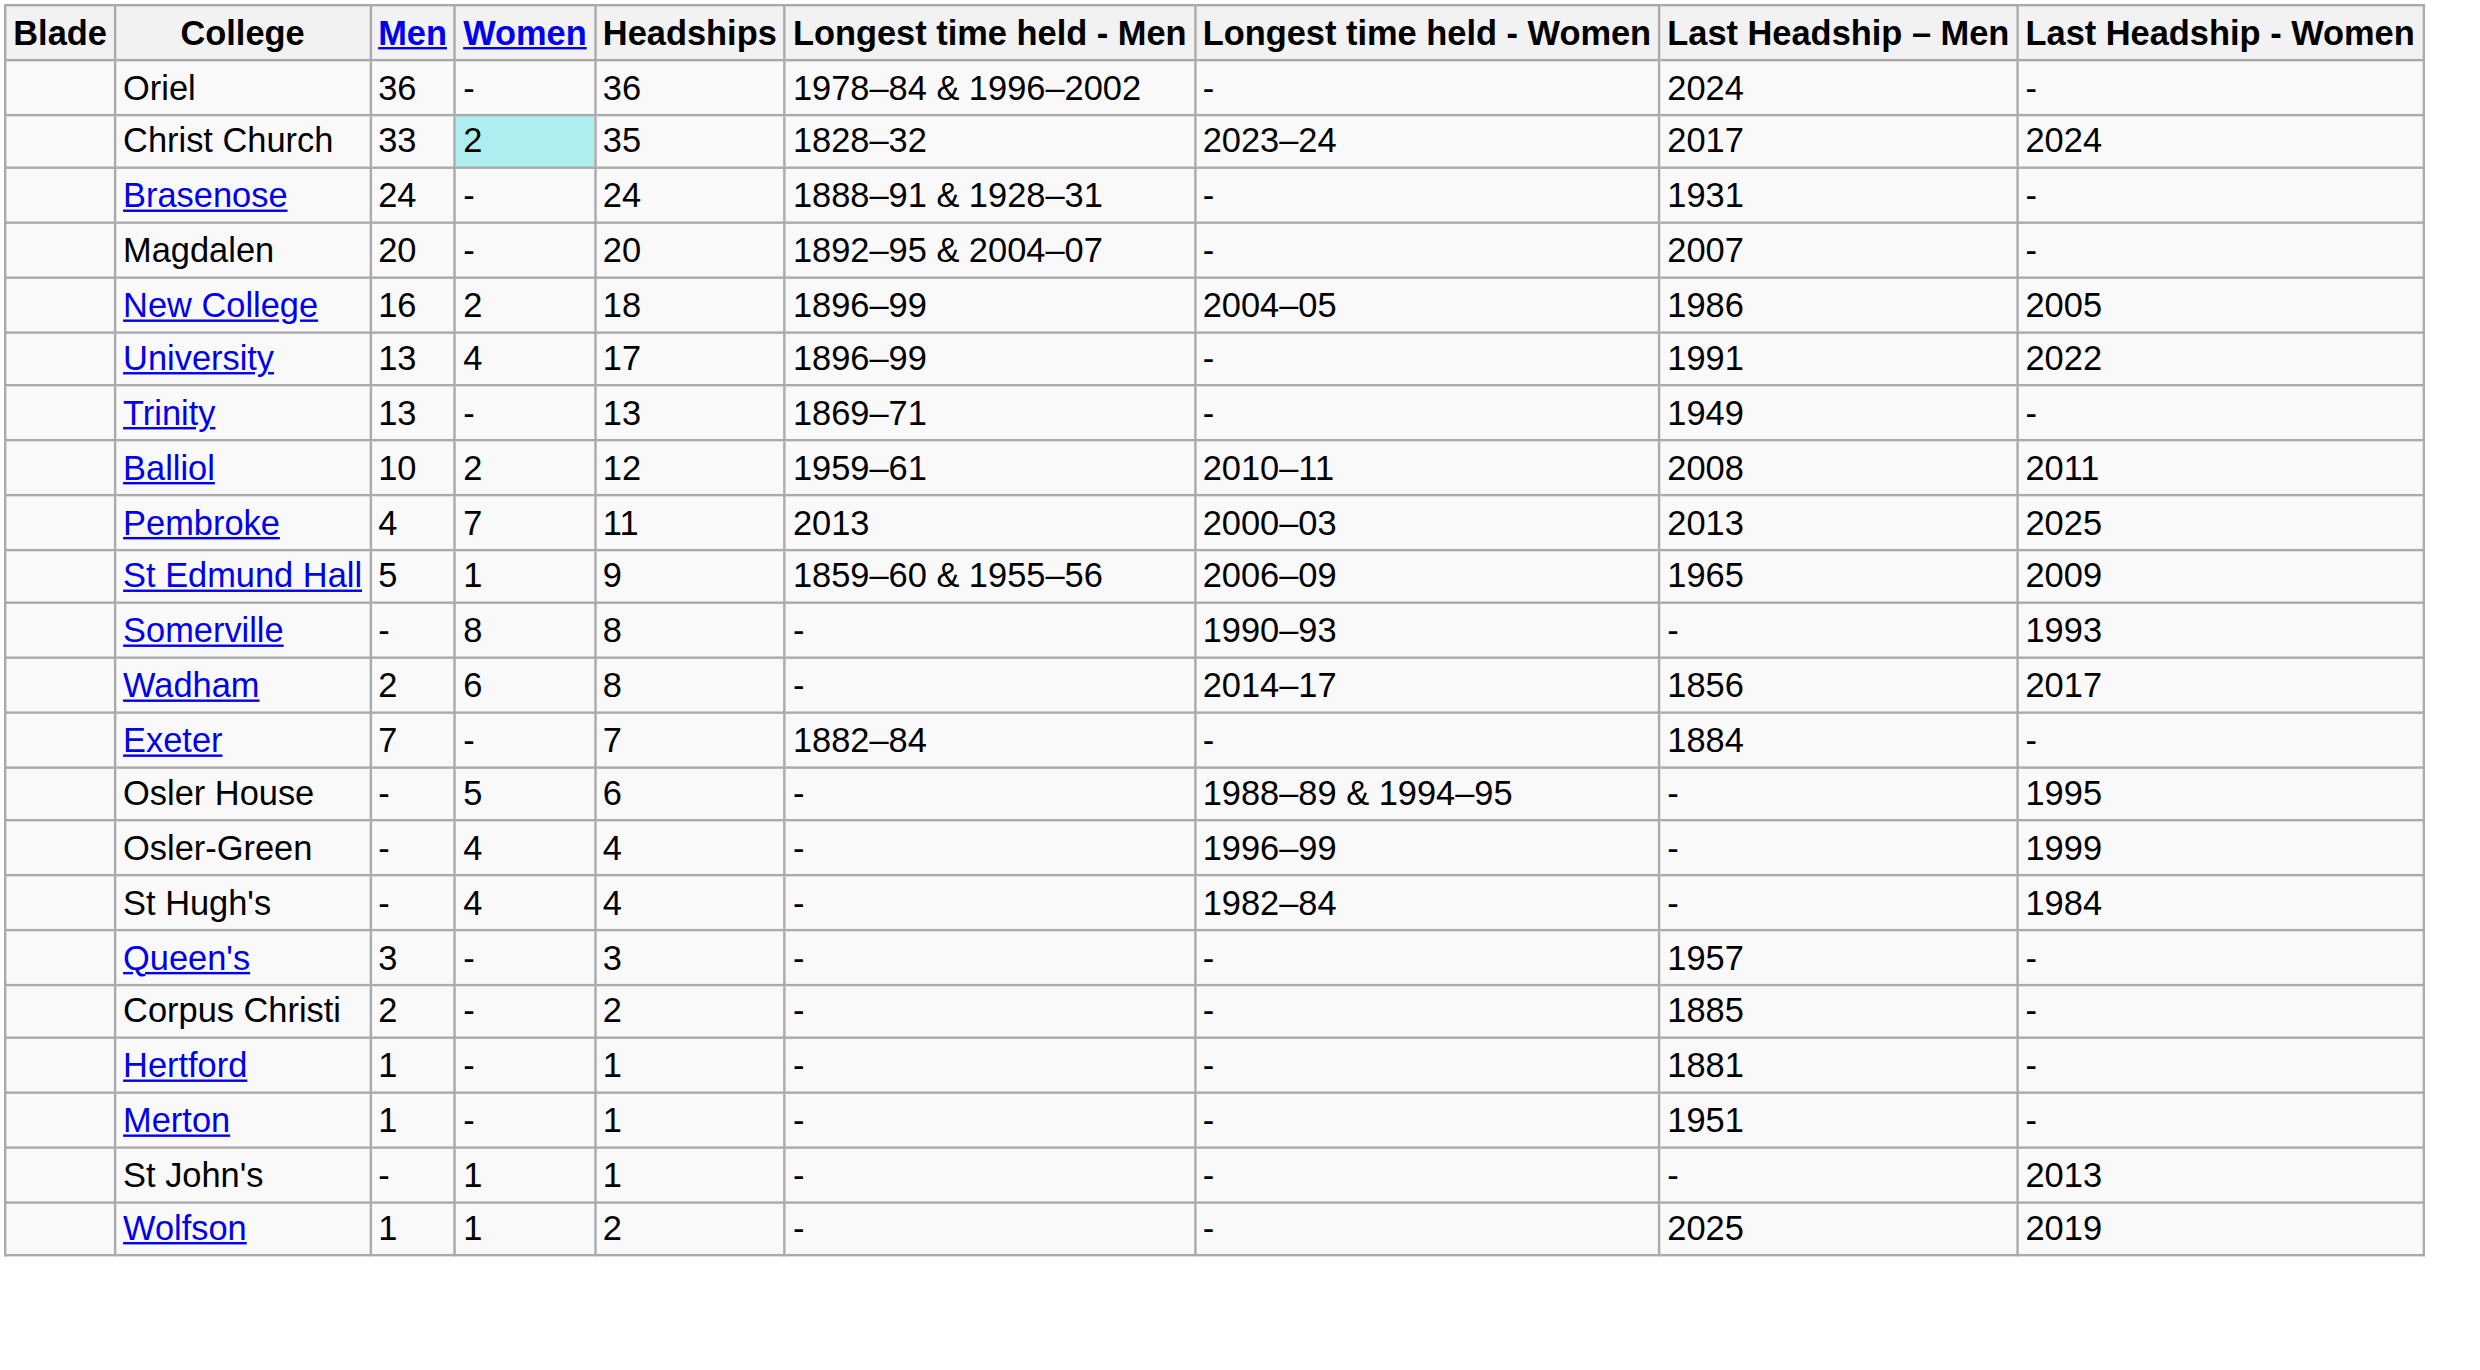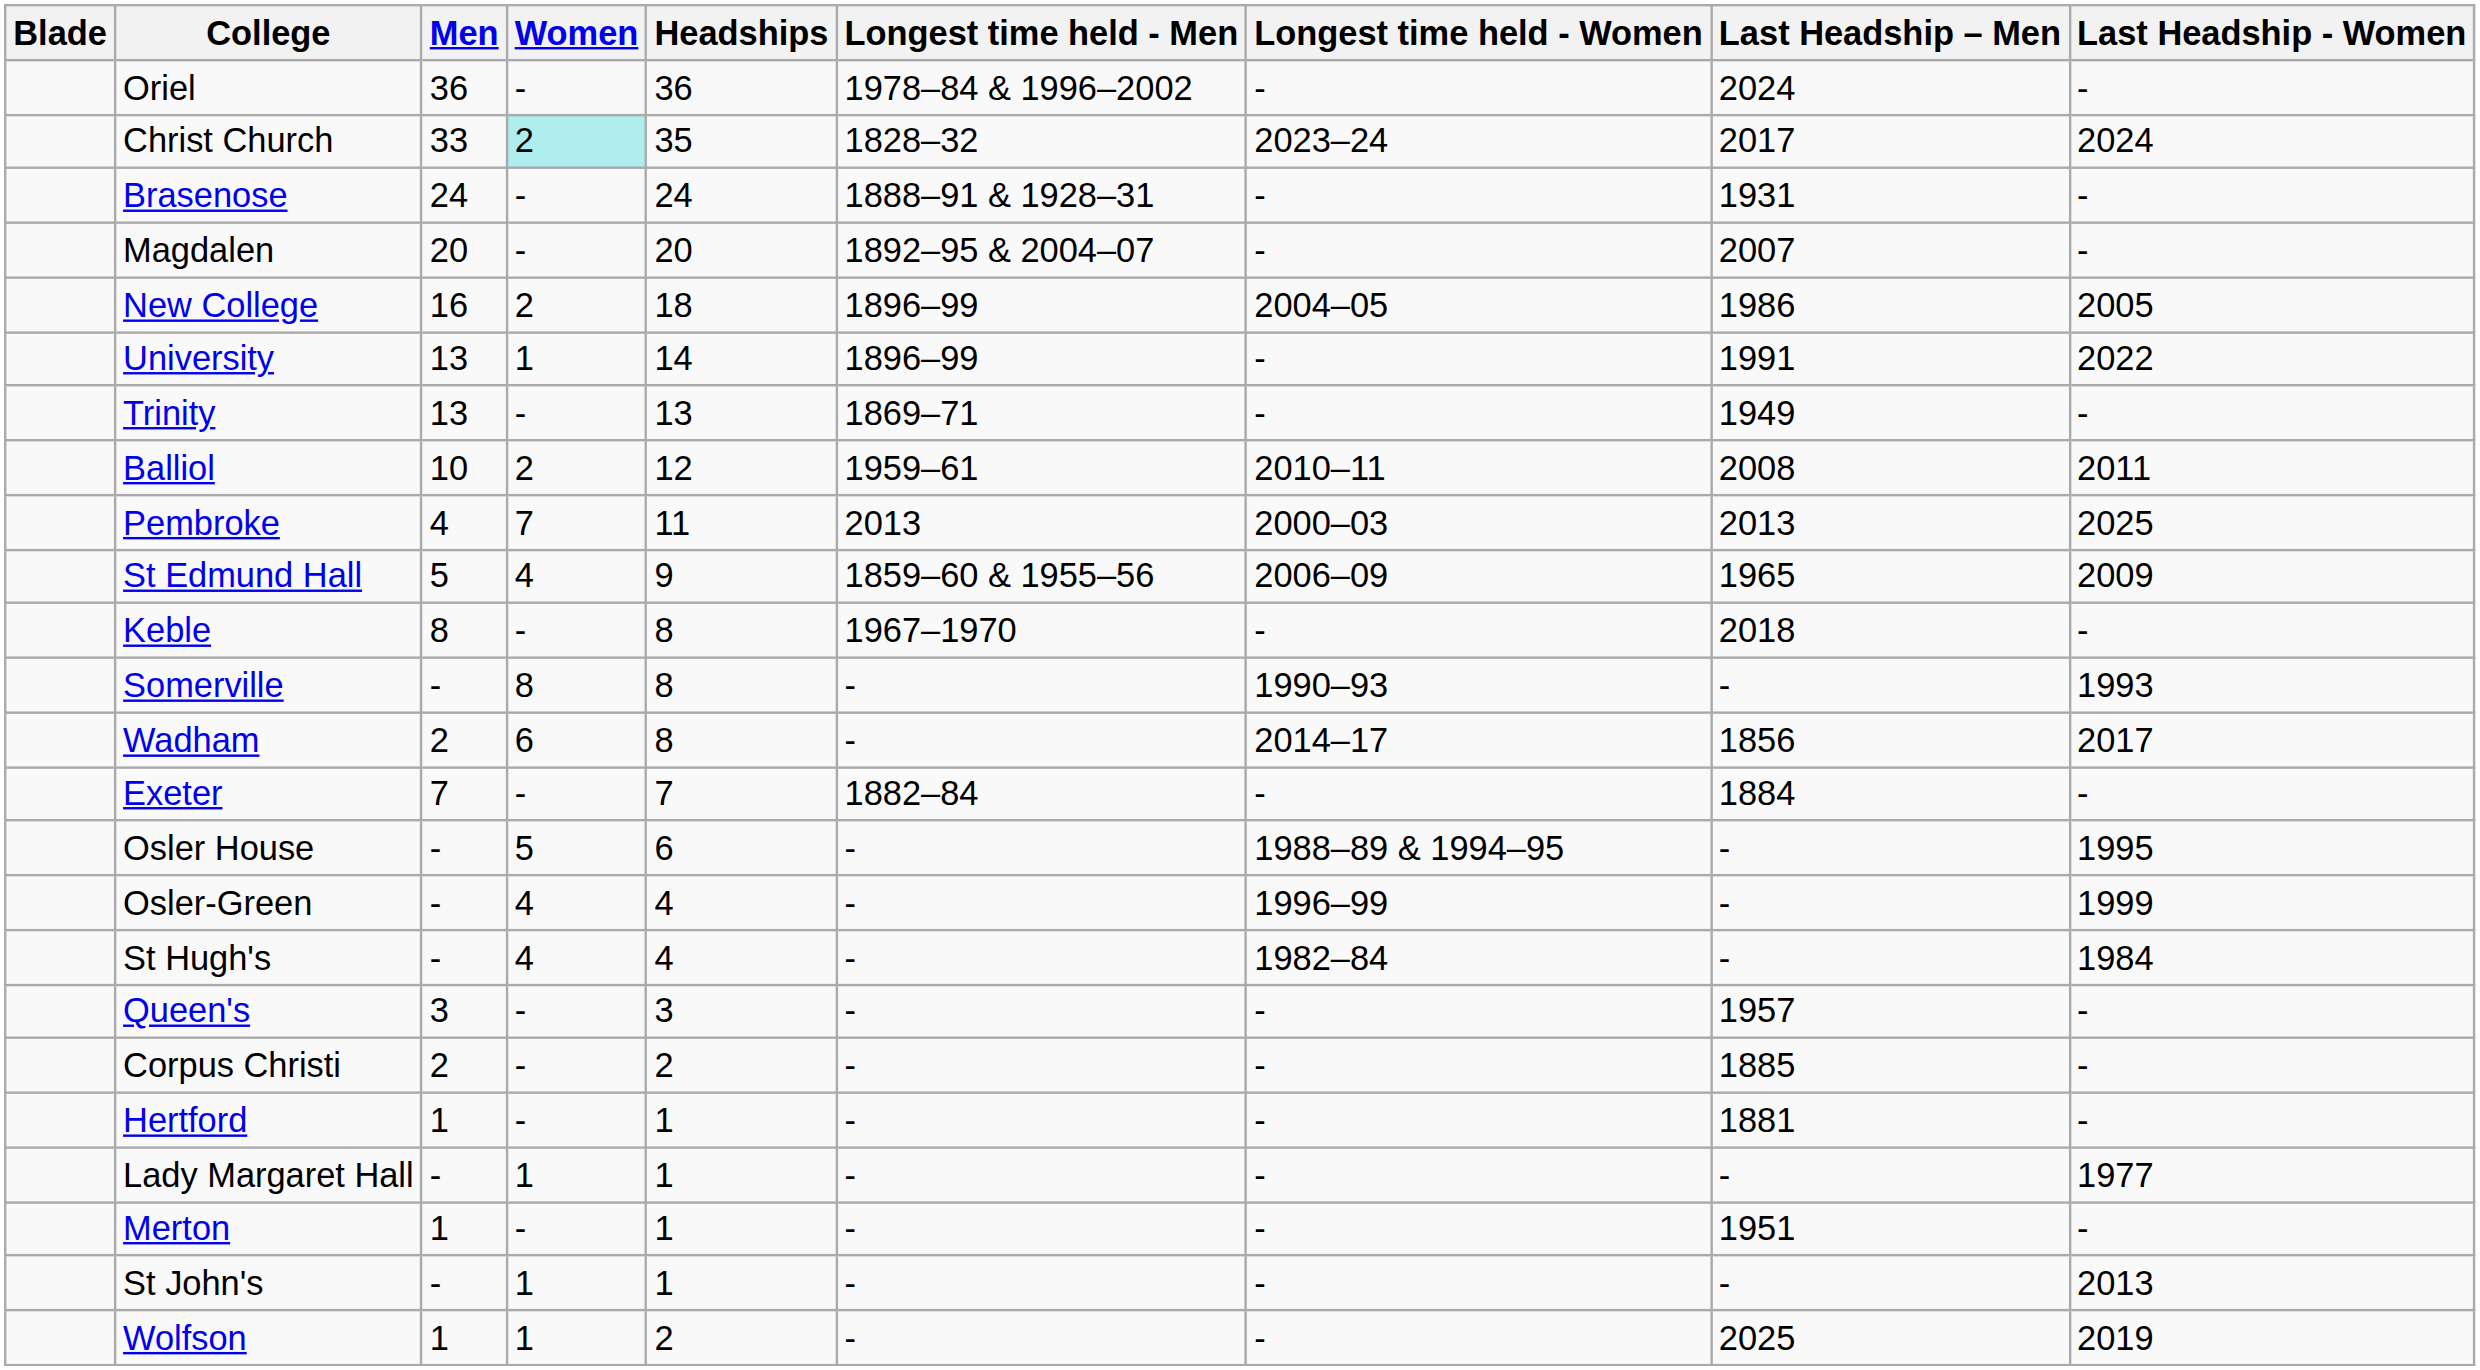(473, 359) 4 -> (524, 359) 1
(622, 359) 17 -> (674, 359) 14
(473, 576) 1 -> (524, 576) 4
+ row: (167, 631)
+ row: (268, 1175)
